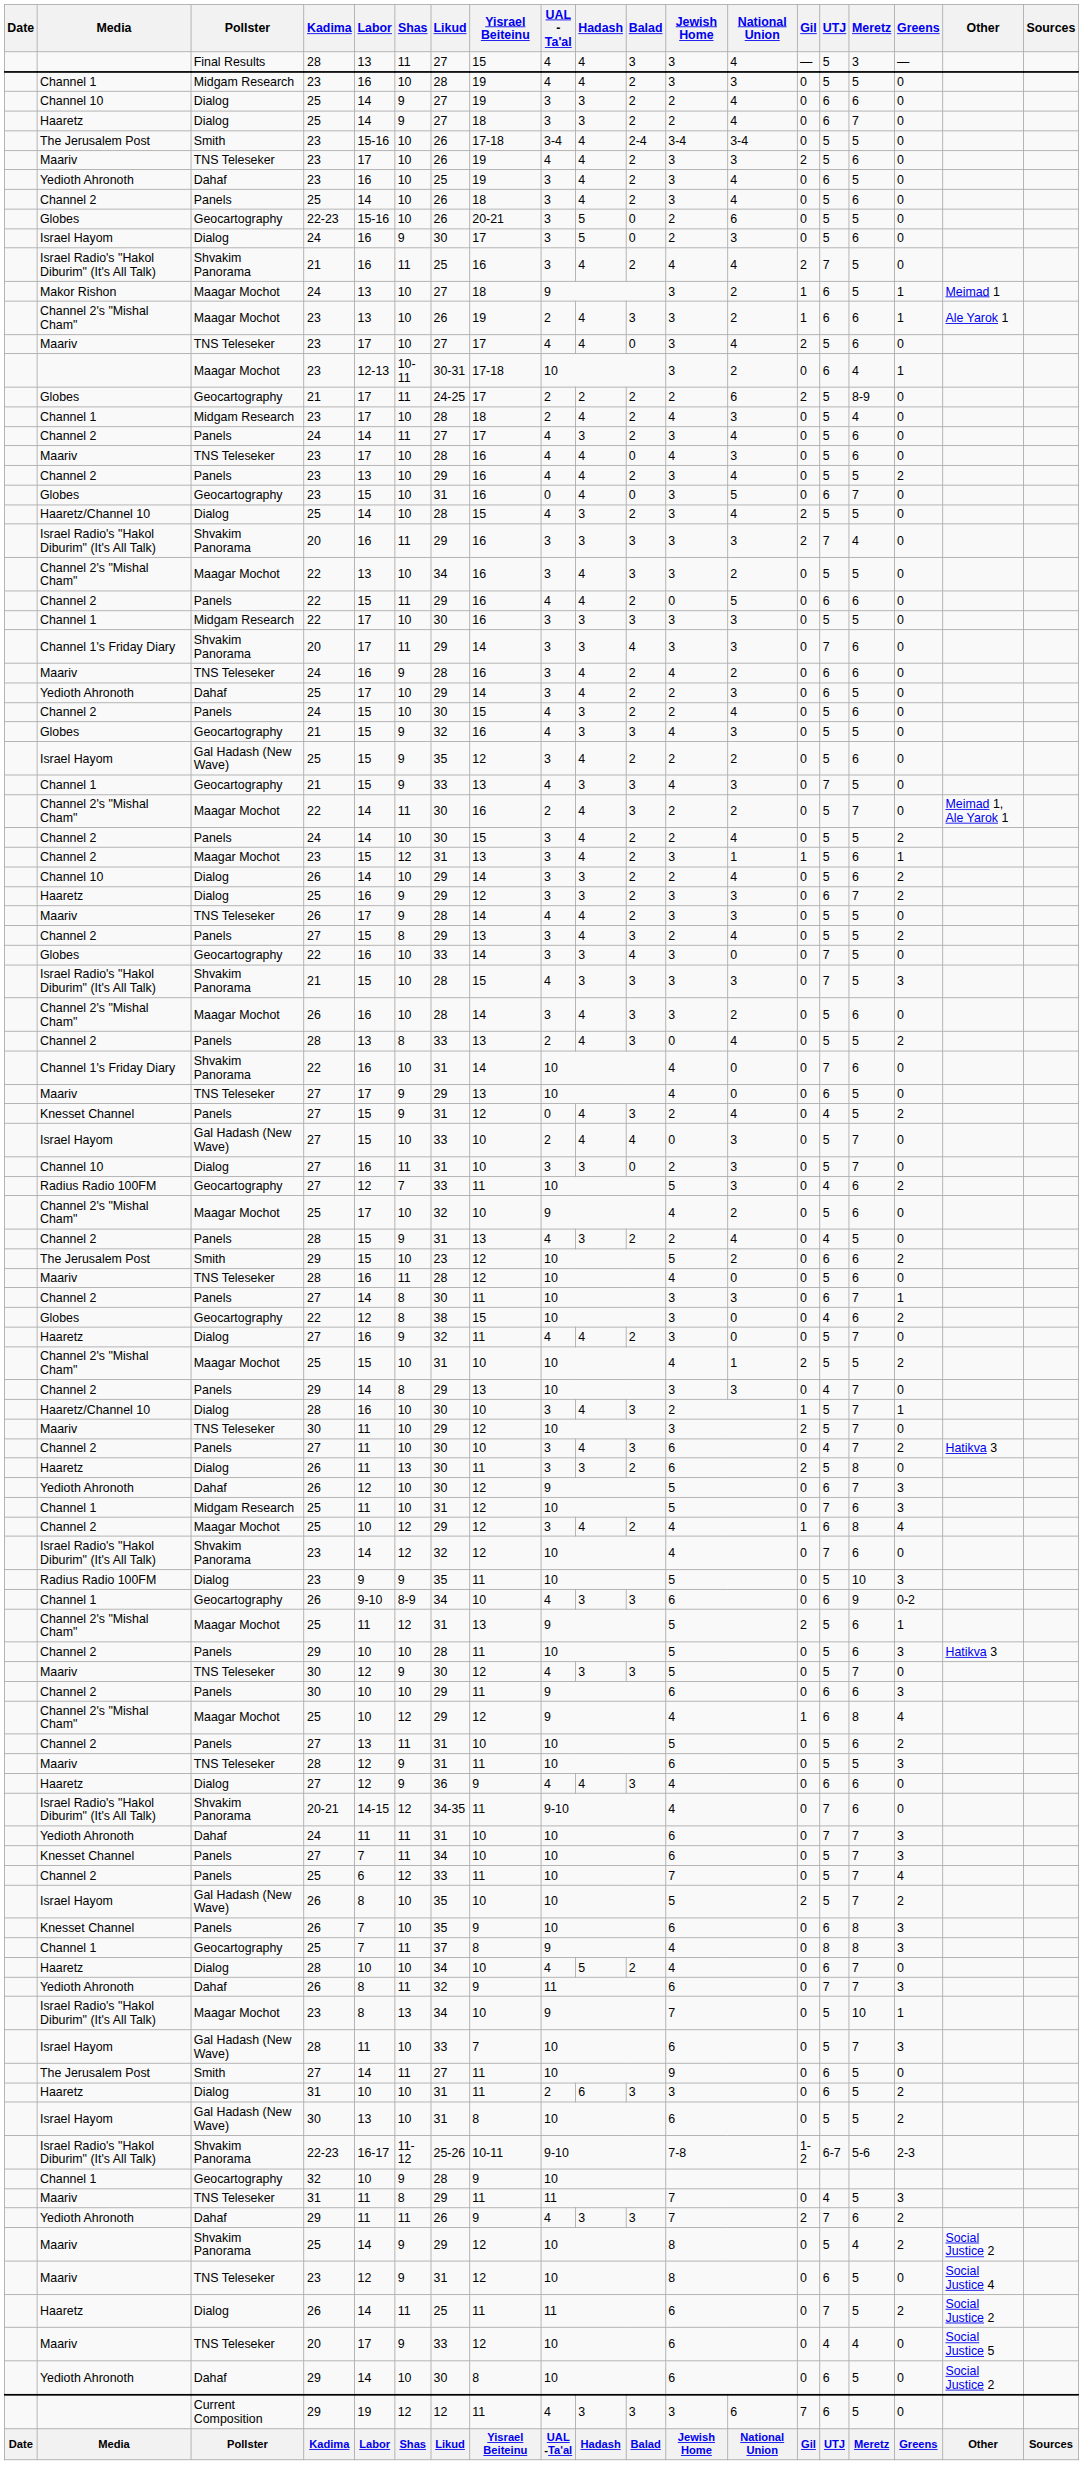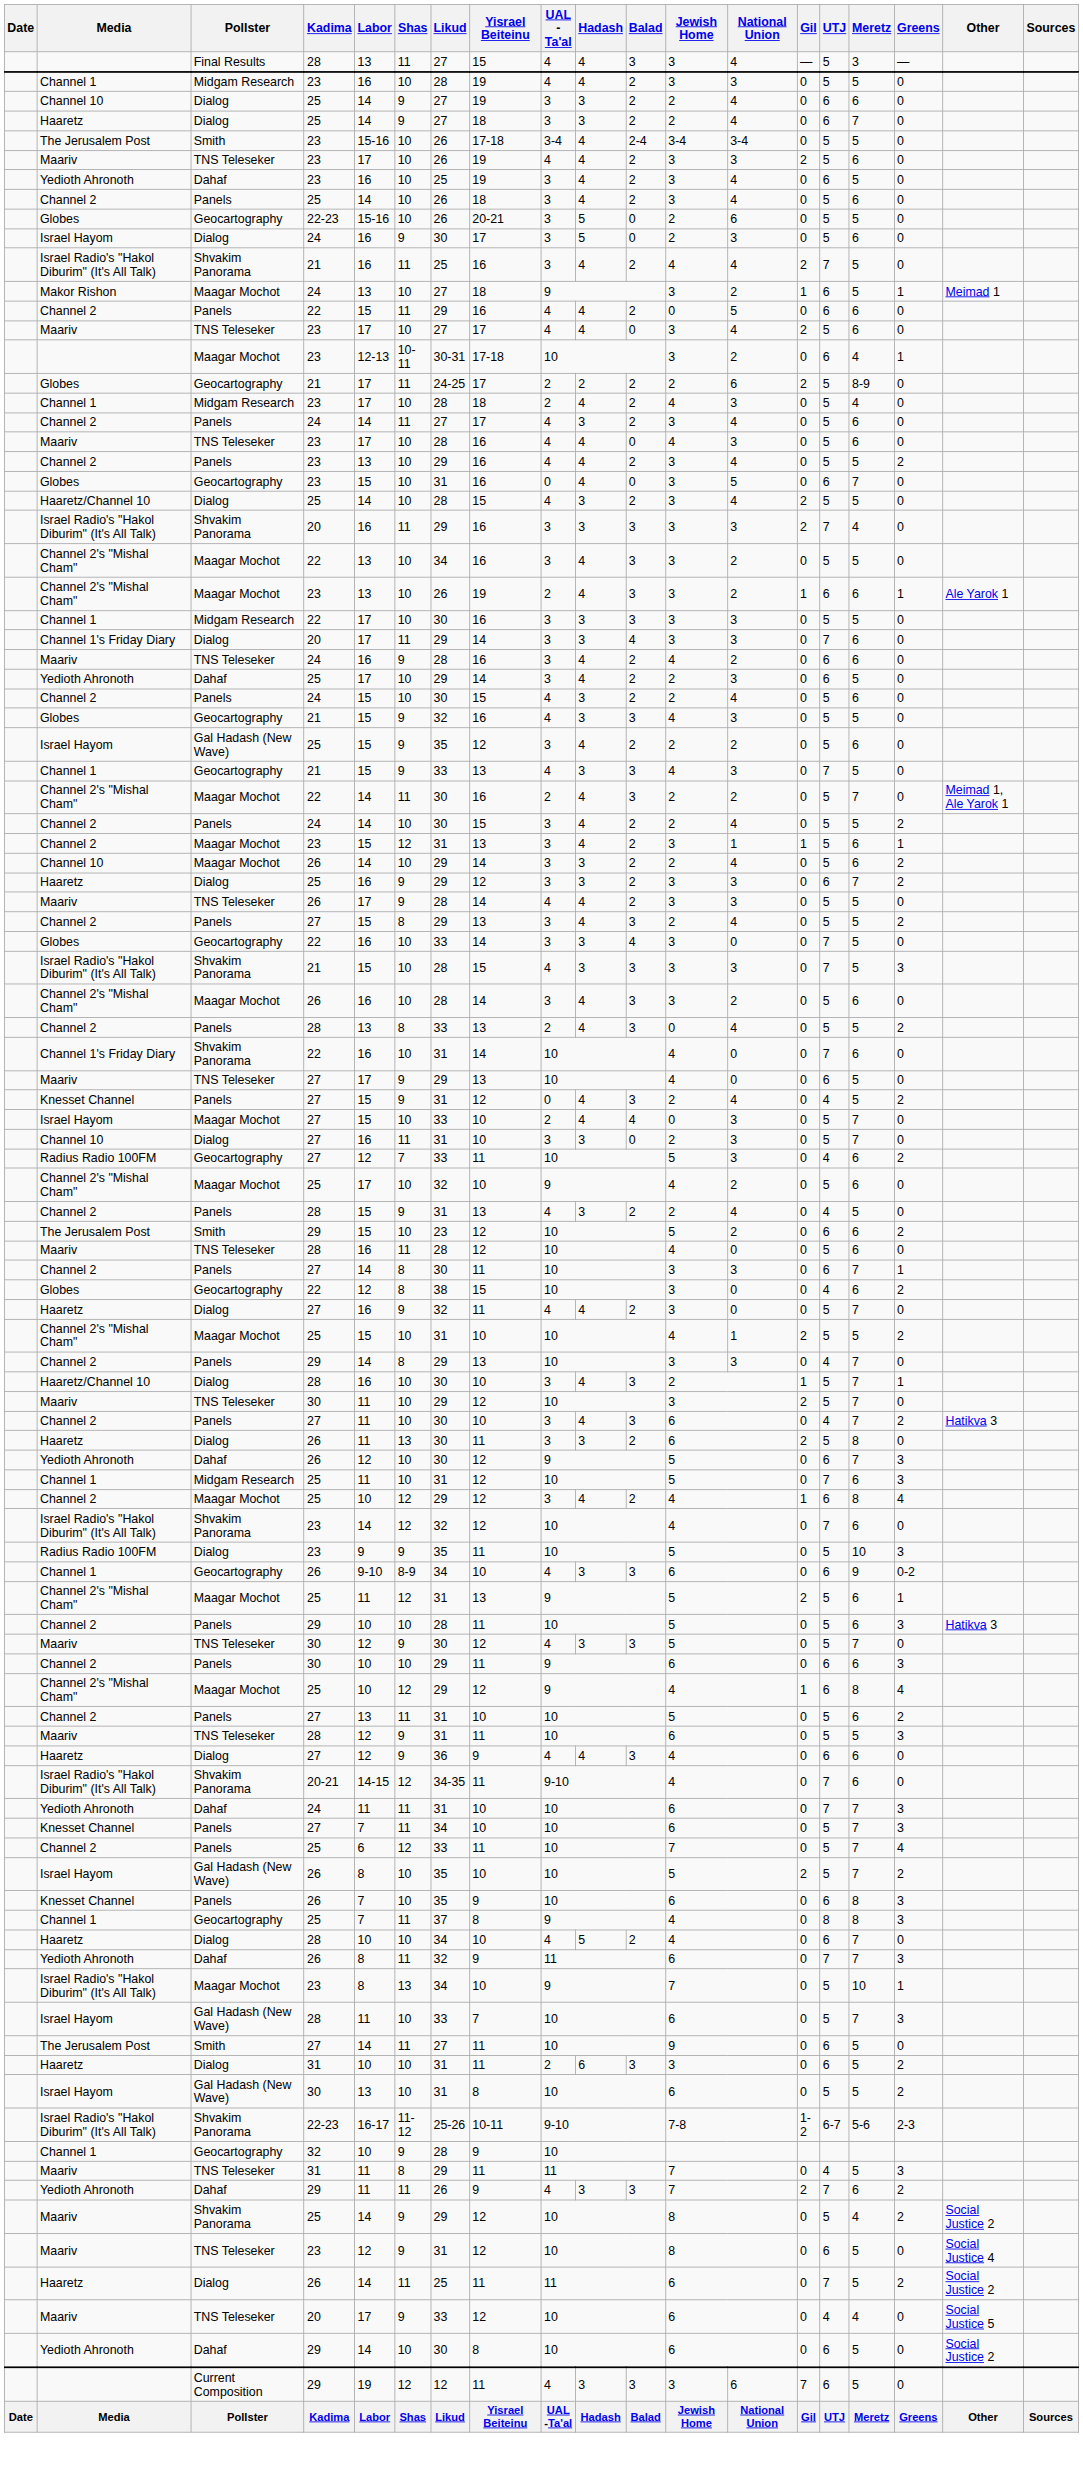rows swapped: (94, 318) <-> (68, 601)
(222, 647) Shvakim Panorama -> (211, 640) Dialog
(211, 877) Dialog -> (237, 863) Maagar Mochot
(243, 1140) Gal Hadash (New Wave) -> (237, 1120) Maagar Mochot
